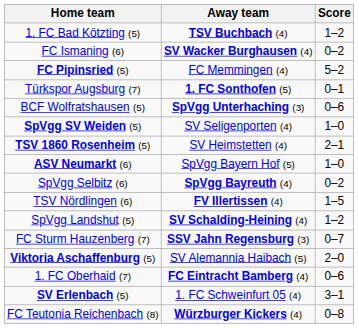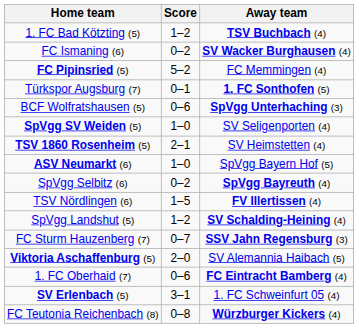columns swapped: (238, 13) <-> (334, 13)
